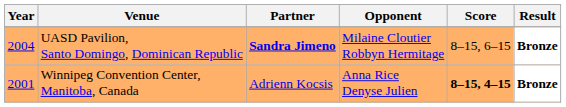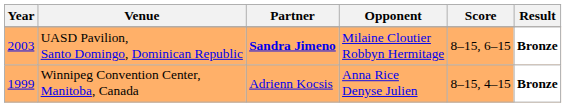(21, 45) 2004 -> (21, 45) 2003
(21, 83) 2001 -> (21, 83) 1999
(481, 83) bold -> (481, 83) normal
